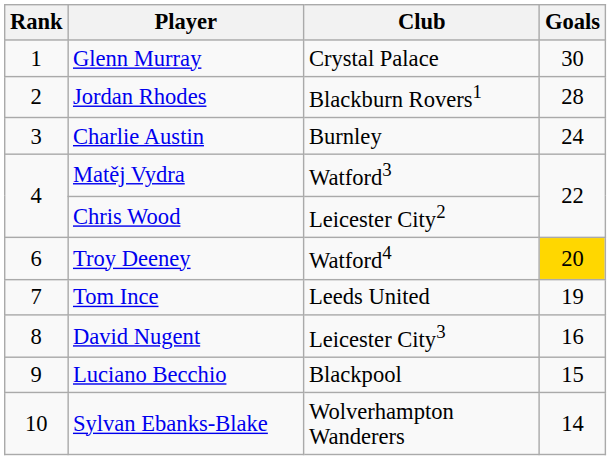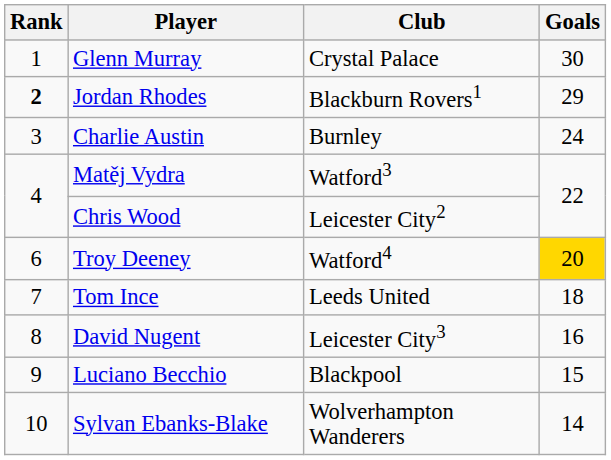(36, 96) normal -> (36, 96) bold
(573, 96) 28 -> (573, 96) 29
(573, 297) 19 -> (573, 297) 18
